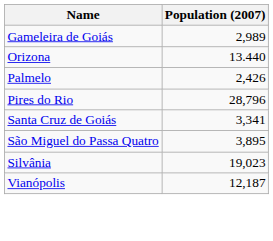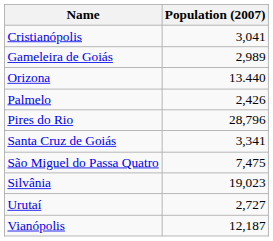+ row: (45, 36)
(251, 141) 3,895 -> (251, 162) 7,475
+ row: (24, 204)
